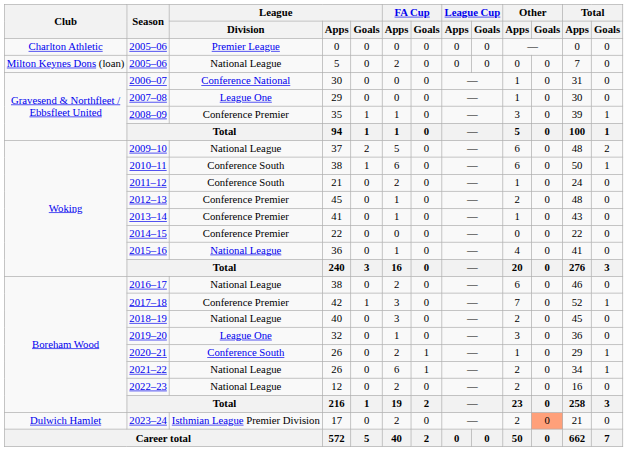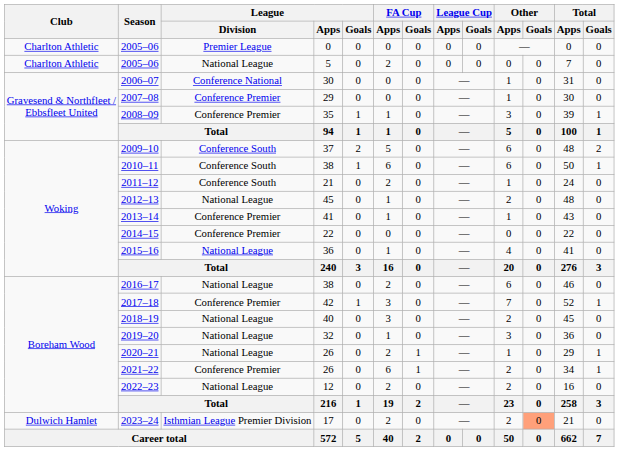(66, 64) Milton Keynes Dons (loan) -> (61, 64) Charlton Athletic
(246, 98) League One -> (237, 98) Conference Premier
(246, 149) National League -> (237, 149) Conference South
(246, 200) Conference Premier -> (237, 200) National League
(246, 336) League One -> (237, 336) National League
(246, 353) Conference South -> (237, 353) National League
(246, 370) National League -> (237, 370) Conference Premier
